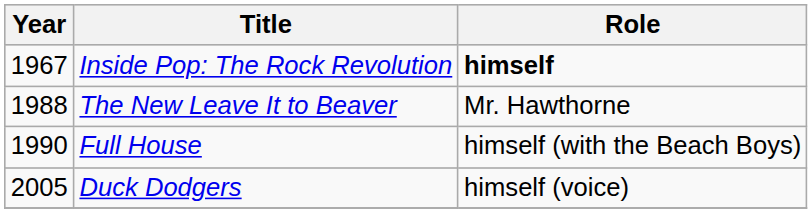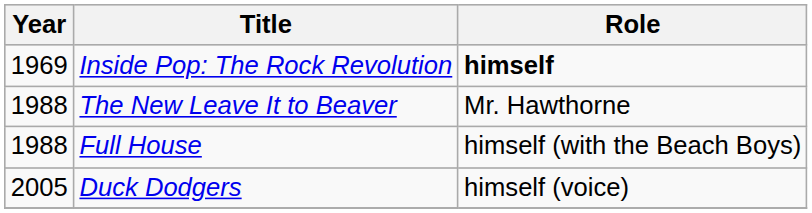(39, 65) 1967 -> (39, 65) 1969
(39, 146) 1990 -> (39, 146) 1988
